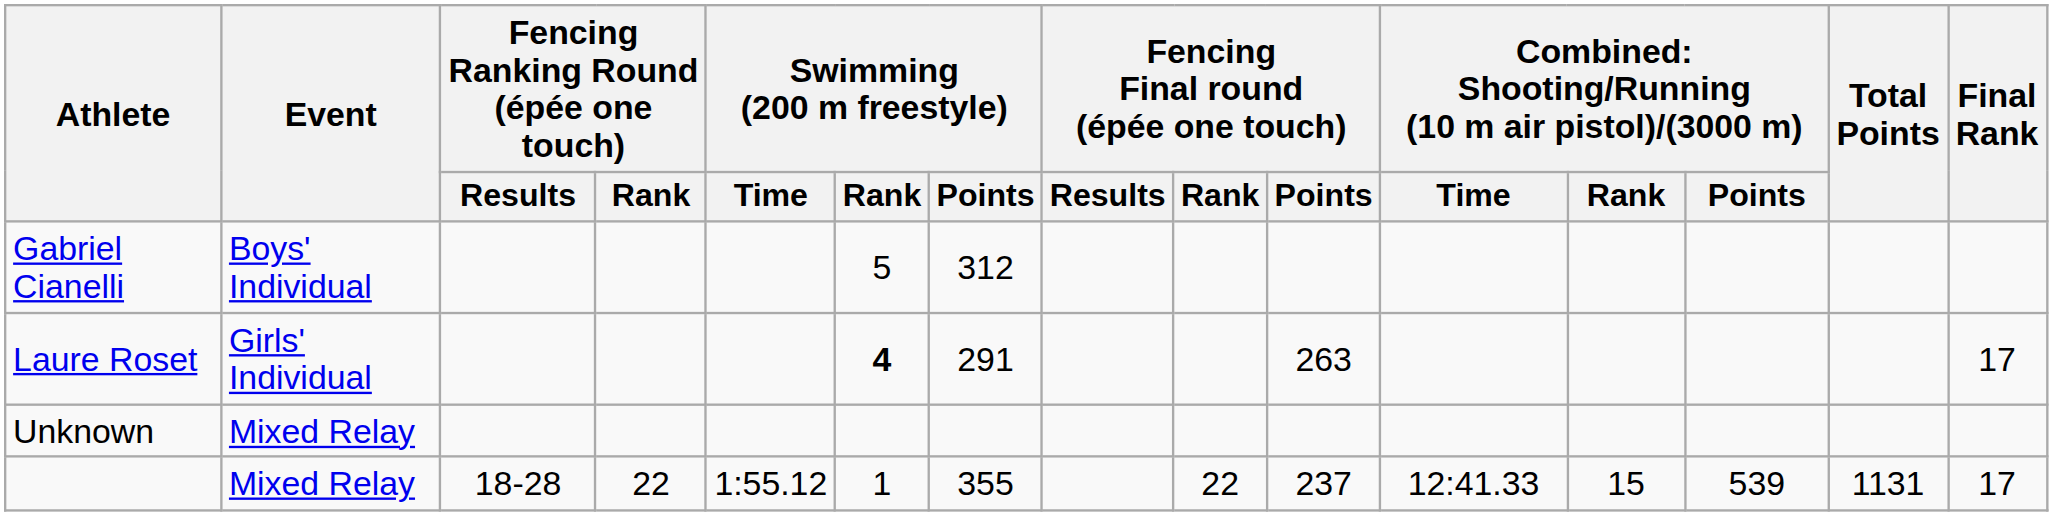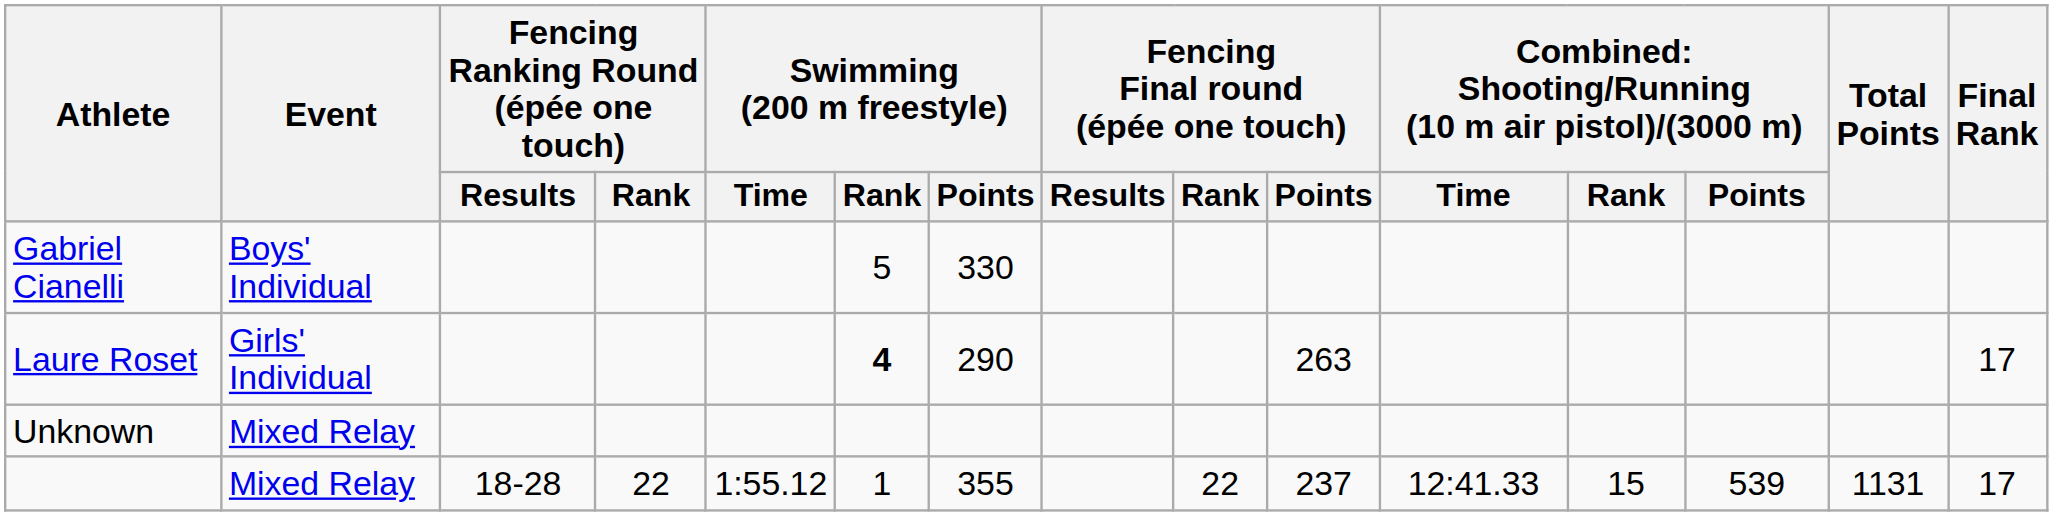(986, 268) 312 -> (986, 268) 330
(986, 359) 291 -> (986, 359) 290
